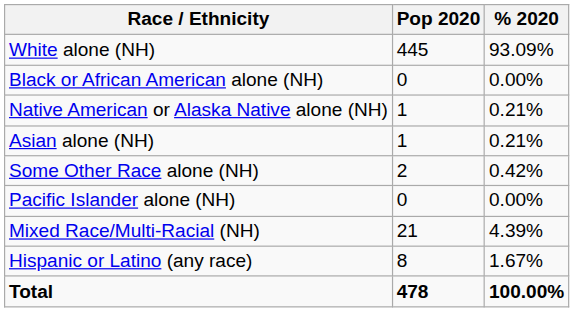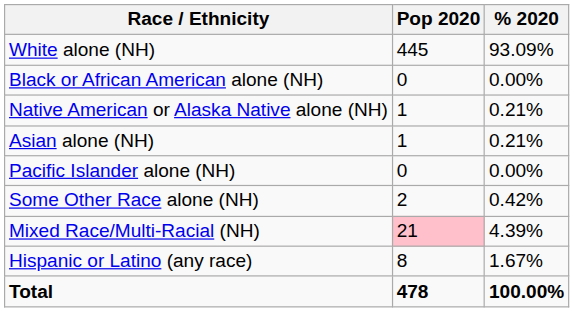rows swapped: (122, 200) <-> (134, 170)
(407, 230) no background -> (407, 230) pink background
